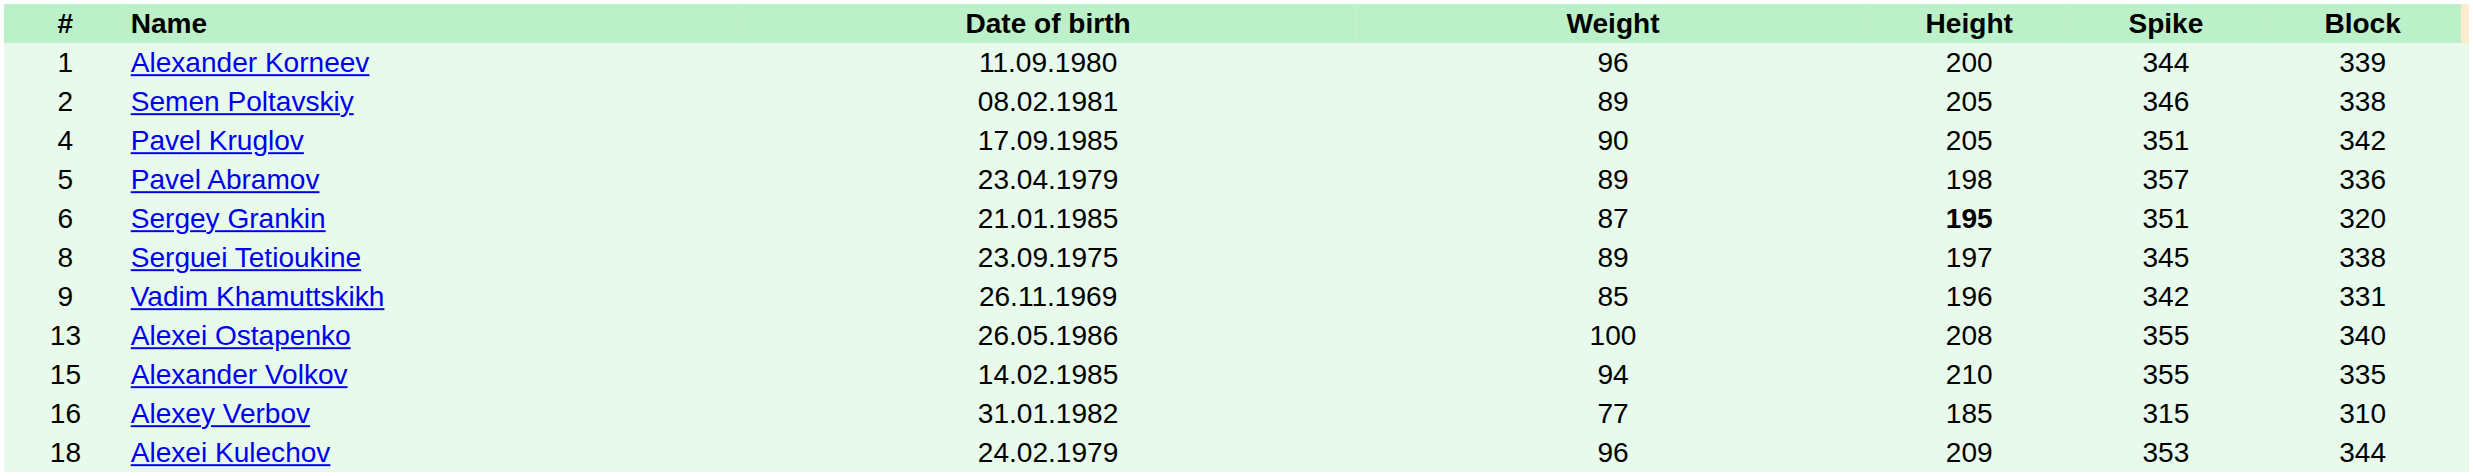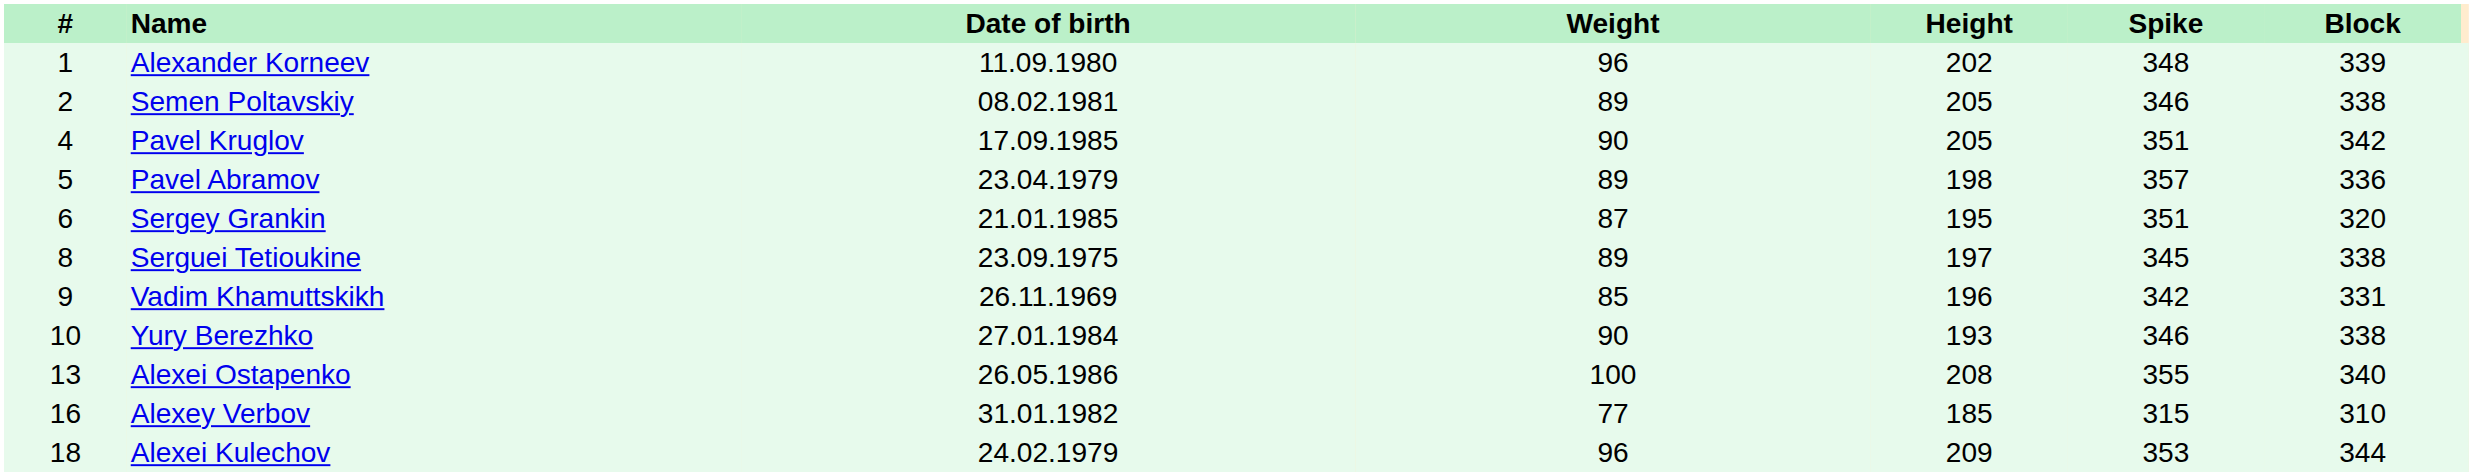(1969, 62) 200 -> (1969, 62) 202
(2166, 62) 344 -> (2166, 62) 348
(1969, 218) bold -> (1969, 219) normal
+ row: (222, 336)
- row: (239, 374)
